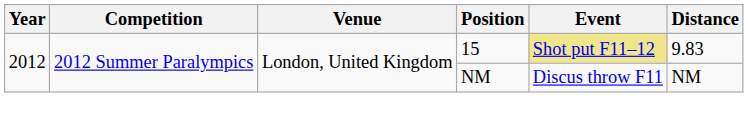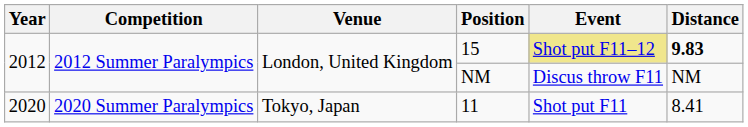(688, 48) normal -> (688, 48) bold
+ row: (470, 106)
